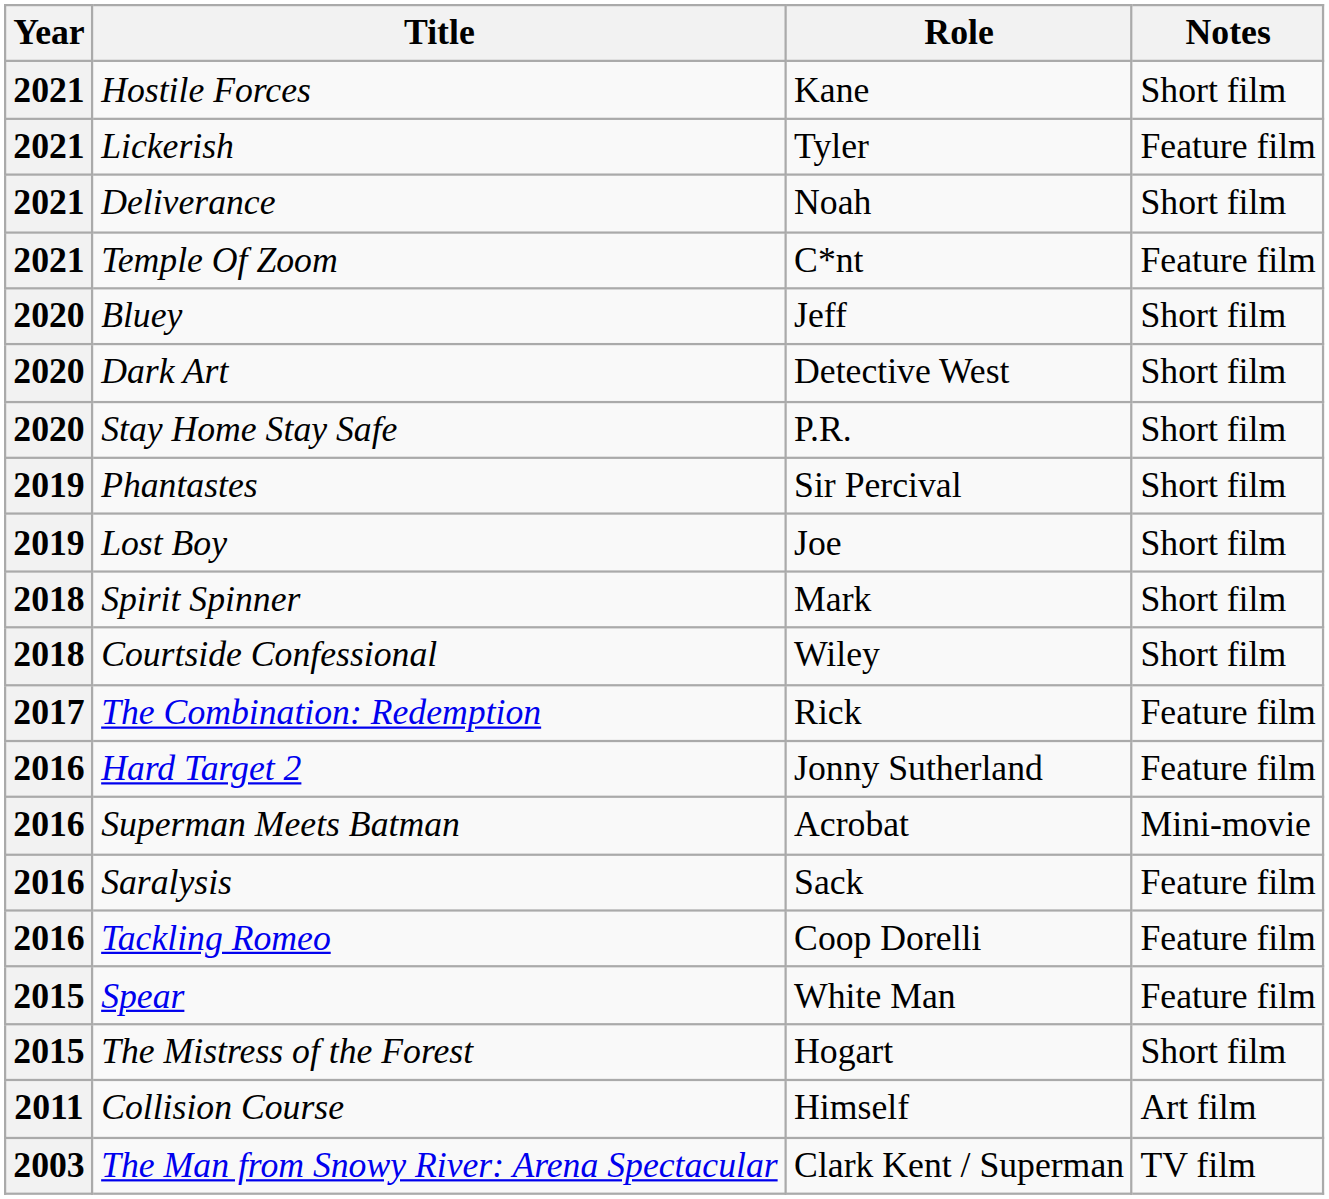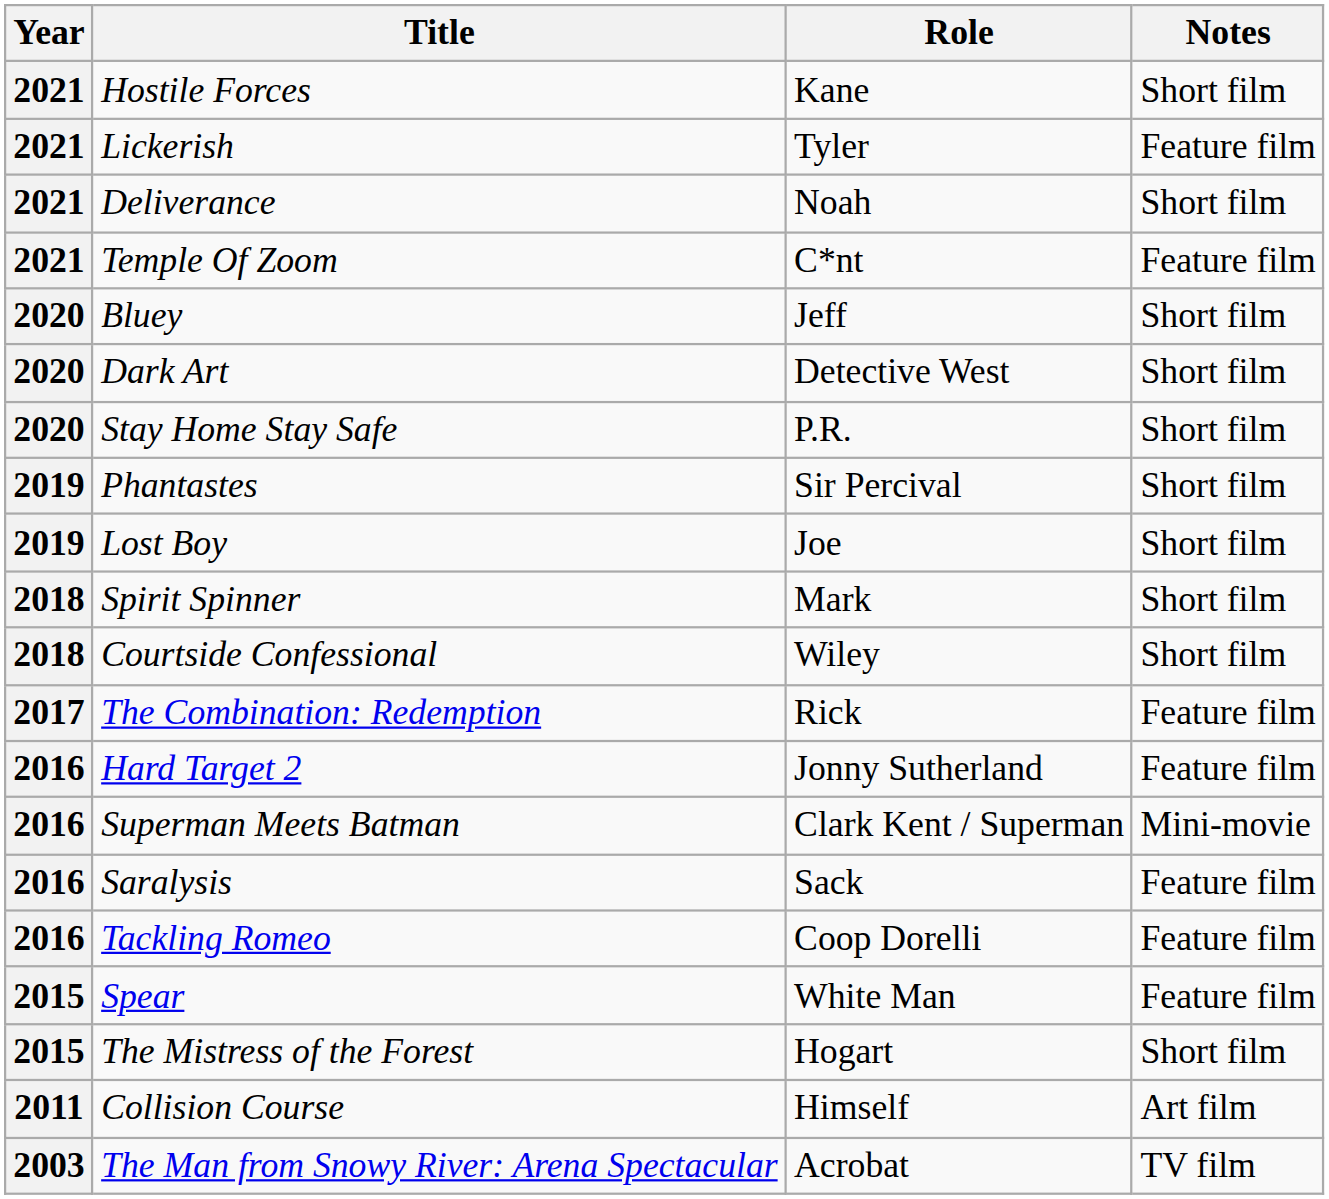(852, 825) Acrobat -> (959, 825) Clark Kent / Superman
(959, 1164) Clark Kent / Superman -> (852, 1164) Acrobat
